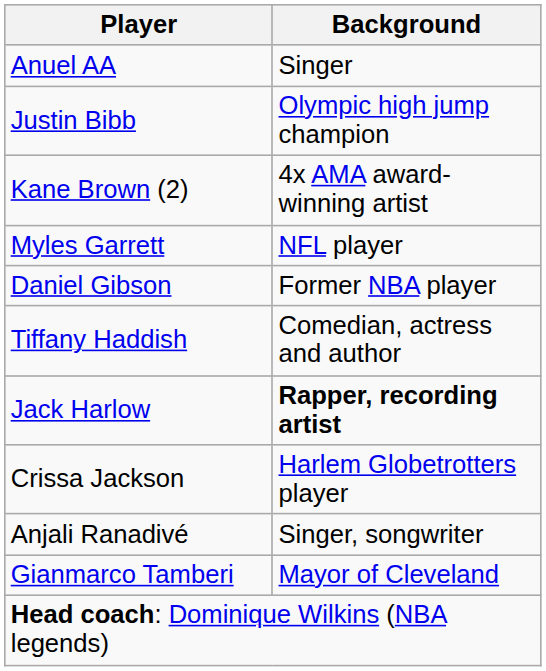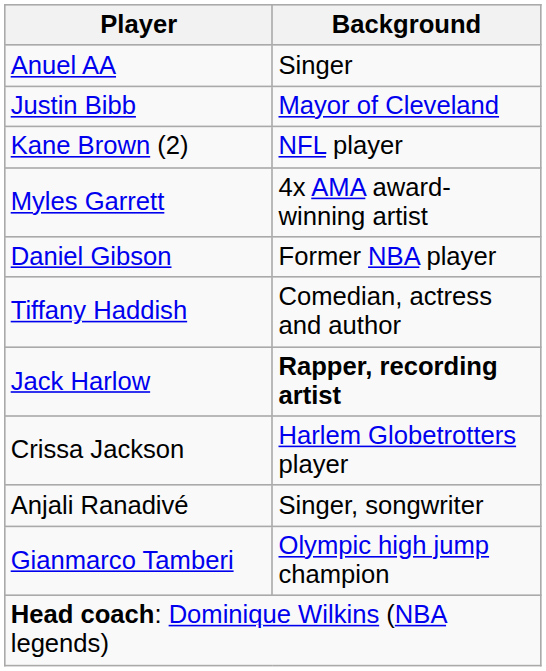(384, 120) Olympic high jump champion -> (389, 106) Mayor of Cleveland
(365, 189) 4x AMA award-winning artist -> (341, 146) NFL player
(341, 244) NFL player -> (365, 201) 4x AMA award-winning artist
(389, 574) Mayor of Cleveland -> (384, 560) Olympic high jump champion
